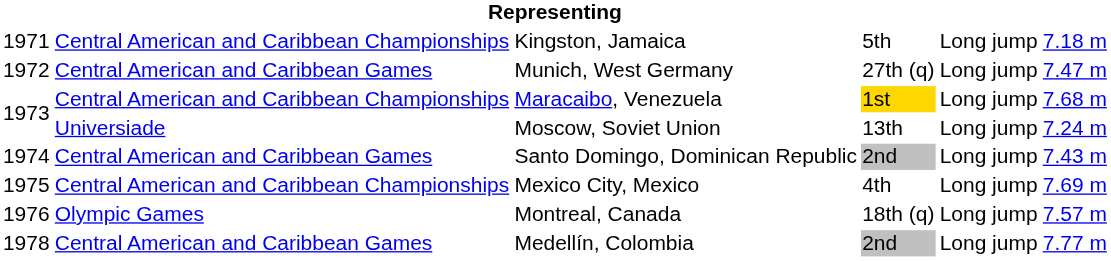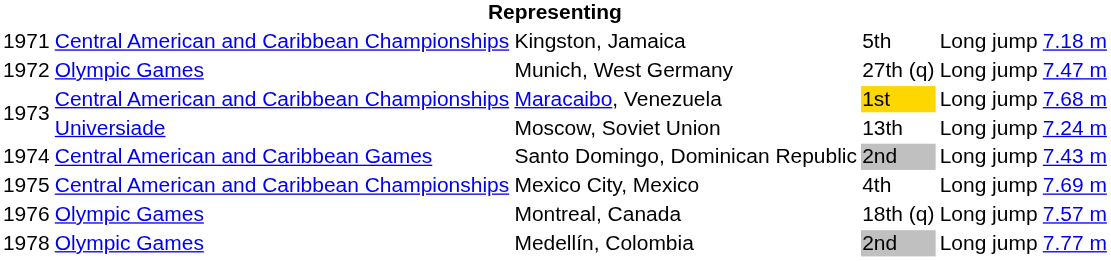(244, 70) Central American and Caribbean Games -> (129, 70) Olympic Games
(244, 243) Central American and Caribbean Games -> (129, 243) Olympic Games
